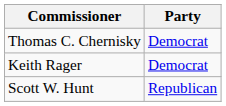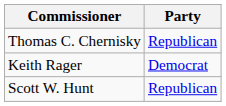(178, 40) Democrat -> (183, 40) Republican
